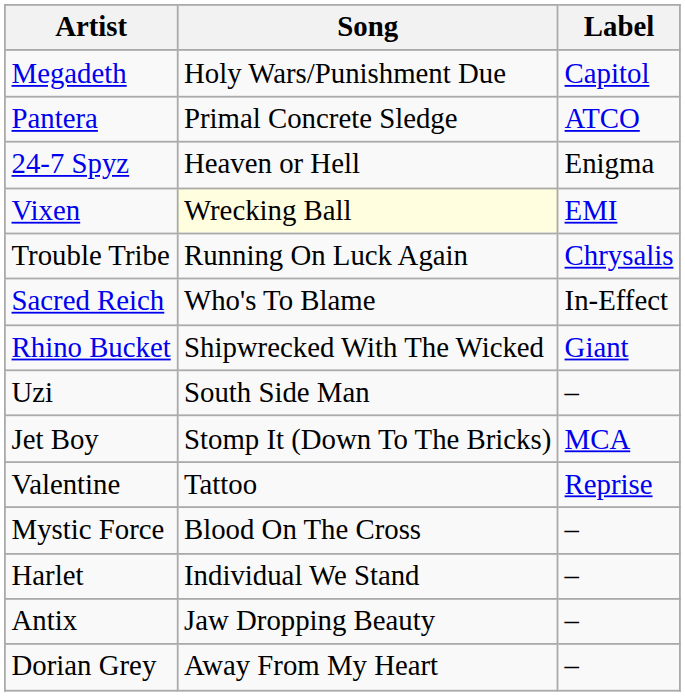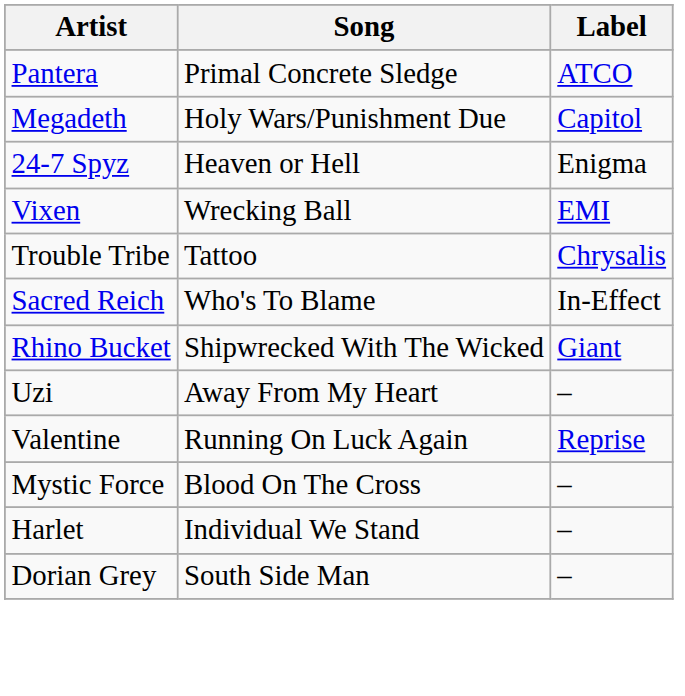rows swapped: (69, 73) <-> (55, 118)
(268, 210) lightyellow background -> (268, 210) no background
(326, 255) Running On Luck Again -> (221, 255) Tattoo
(277, 392) South Side Man -> (311, 392) Away From My Heart
- row: (55, 438)
(221, 484) Tattoo -> (326, 438) Running On Luck Again
- row: (44, 621)
(311, 666) Away From My Heart -> (277, 575) South Side Man
